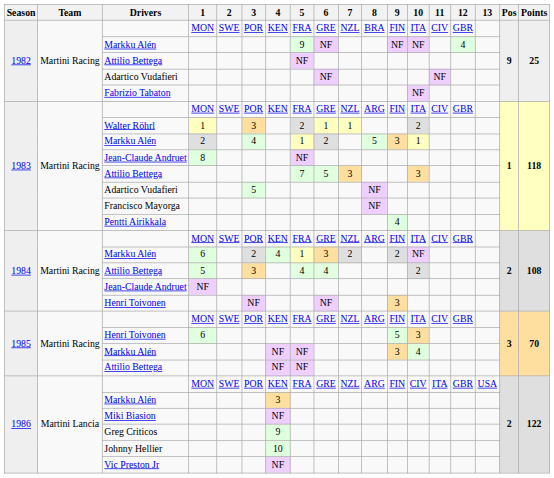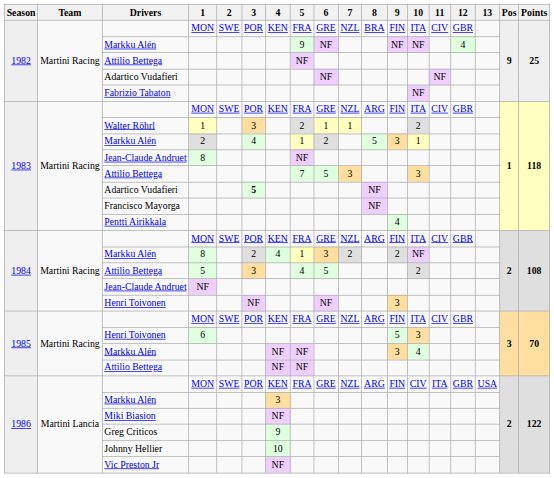(254, 189) normal -> (254, 189) bold
(203, 254) 6 -> (203, 254) 8
(326, 270) 4 -> (326, 270) 5
